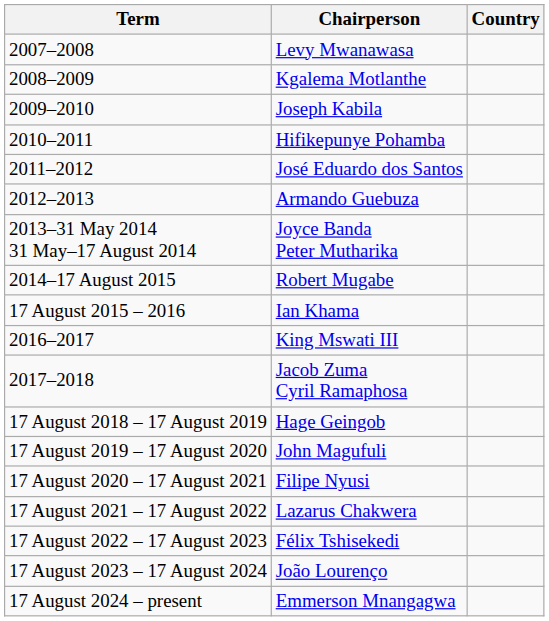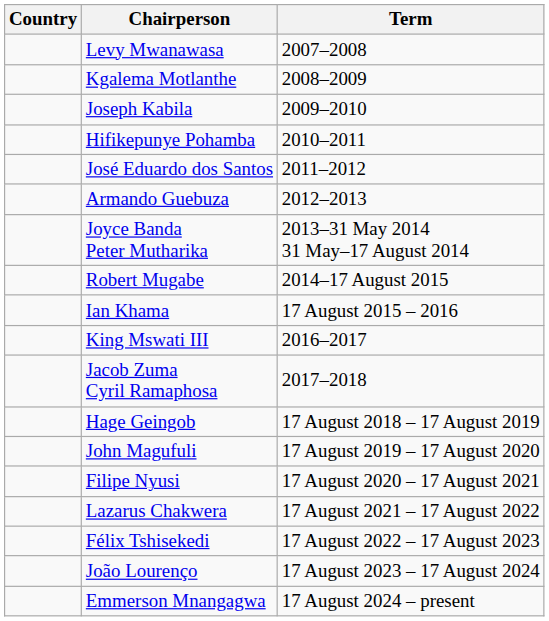columns swapped: (506, 19) <-> (138, 19)
